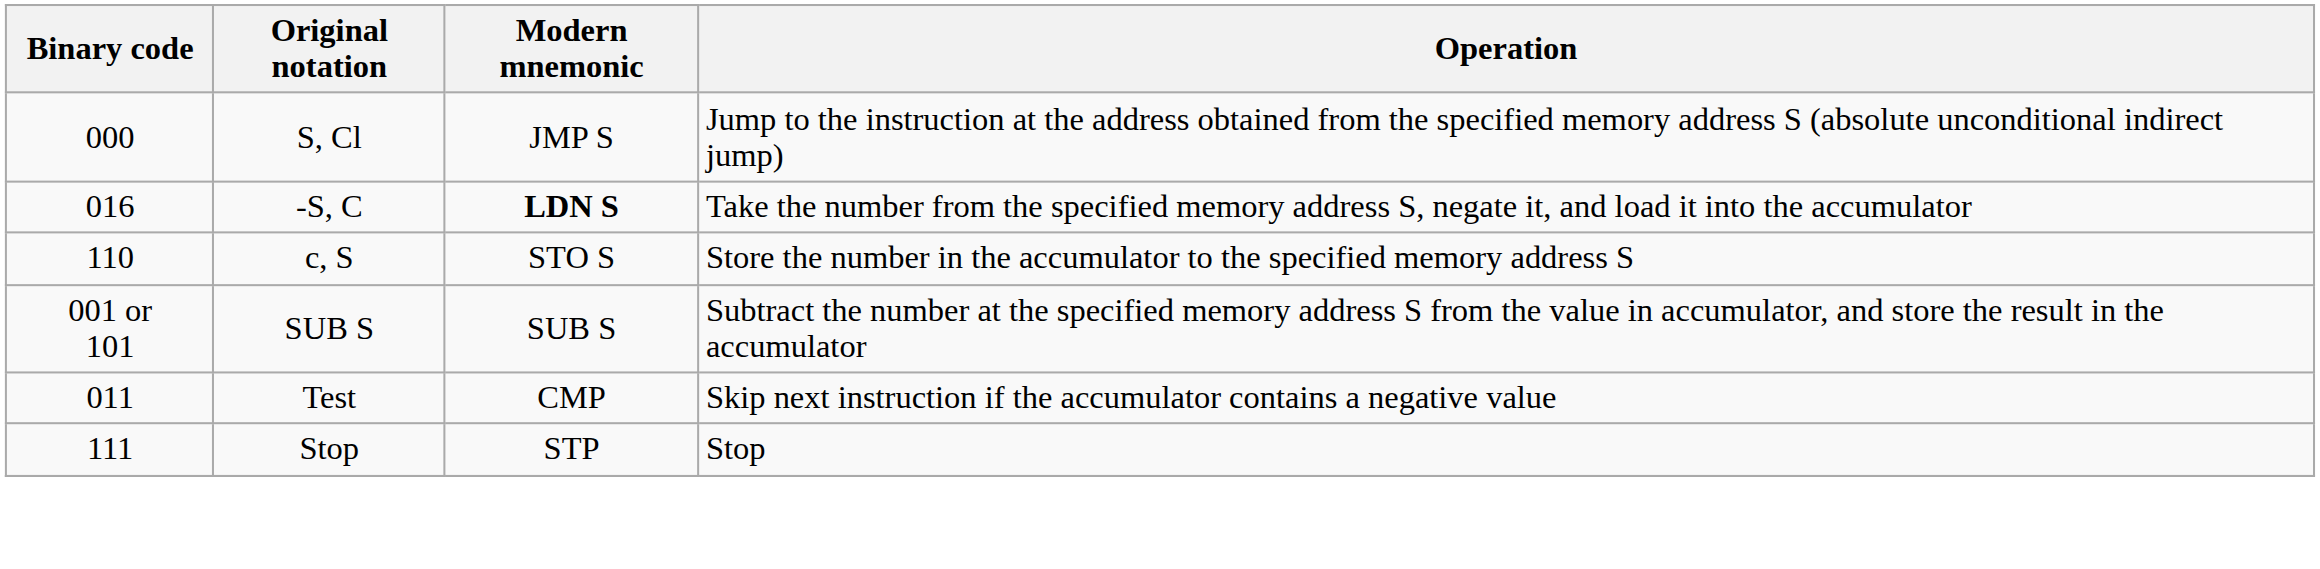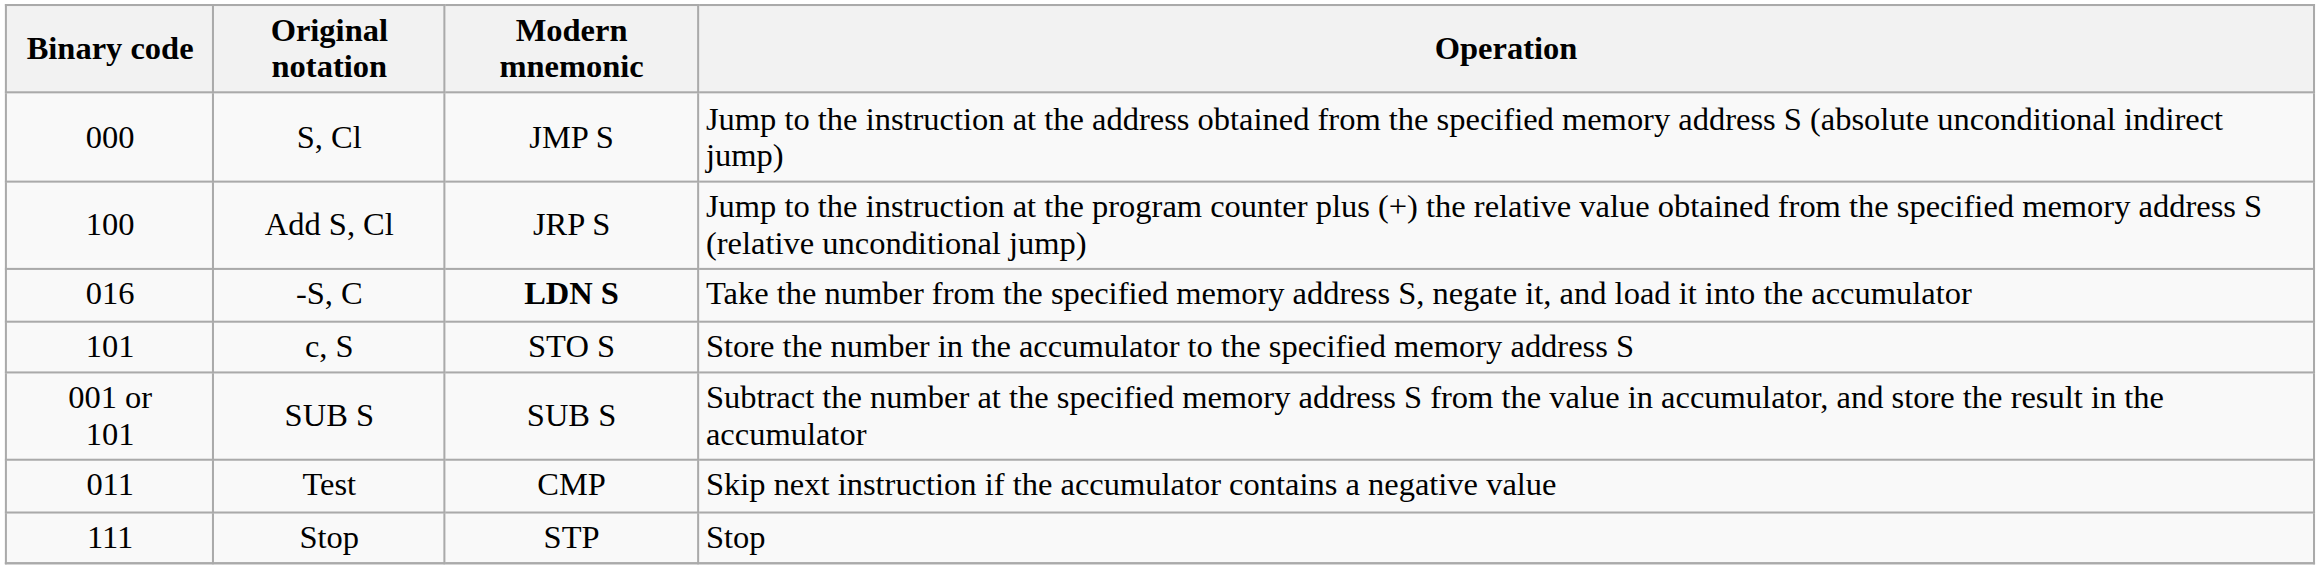+ row: (329, 224)
(110, 257) 110 -> (110, 345) 101
